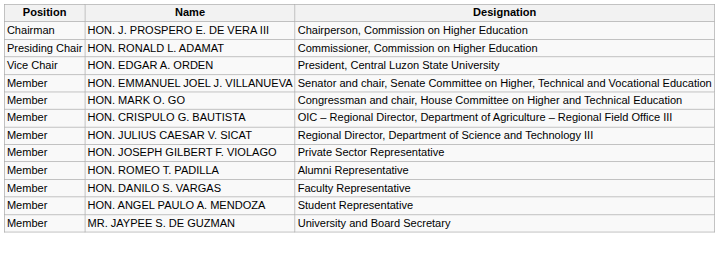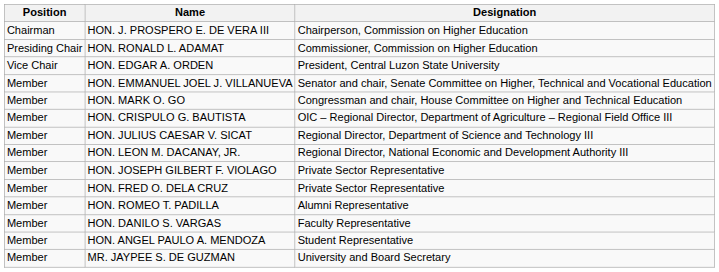+ row: (164, 153)
+ row: (158, 188)
